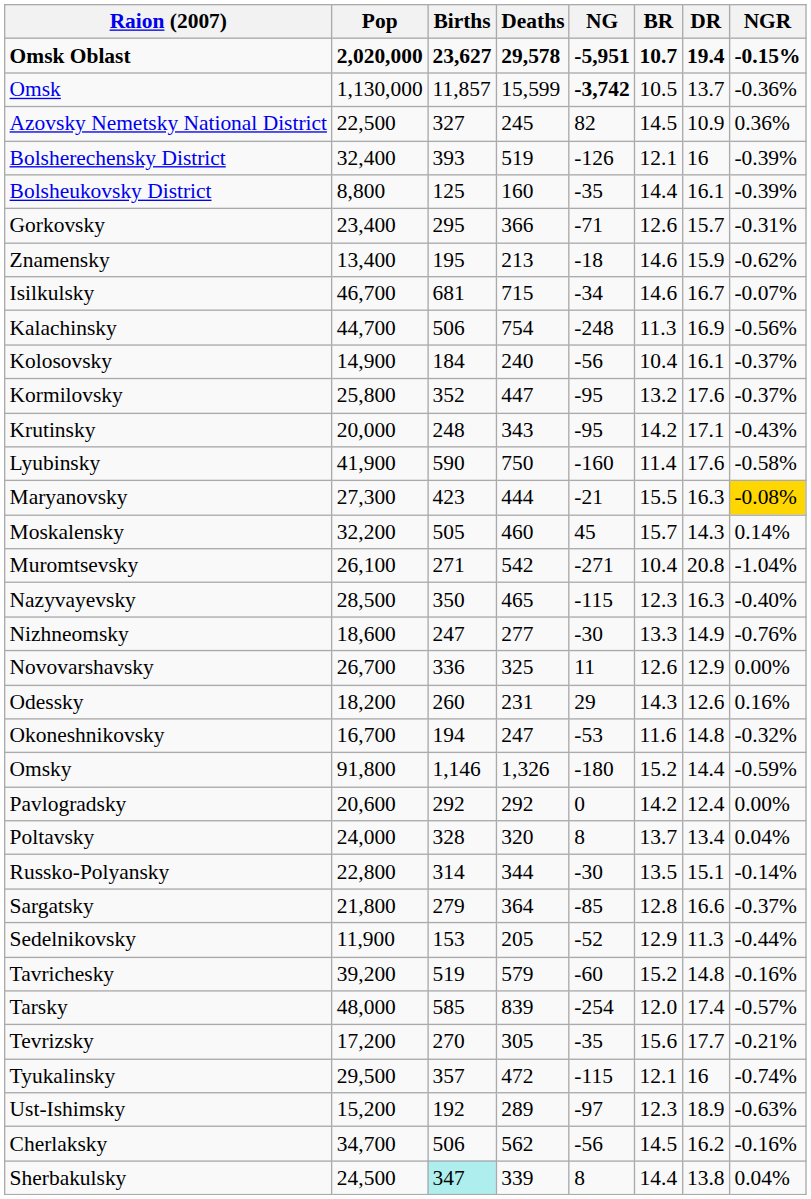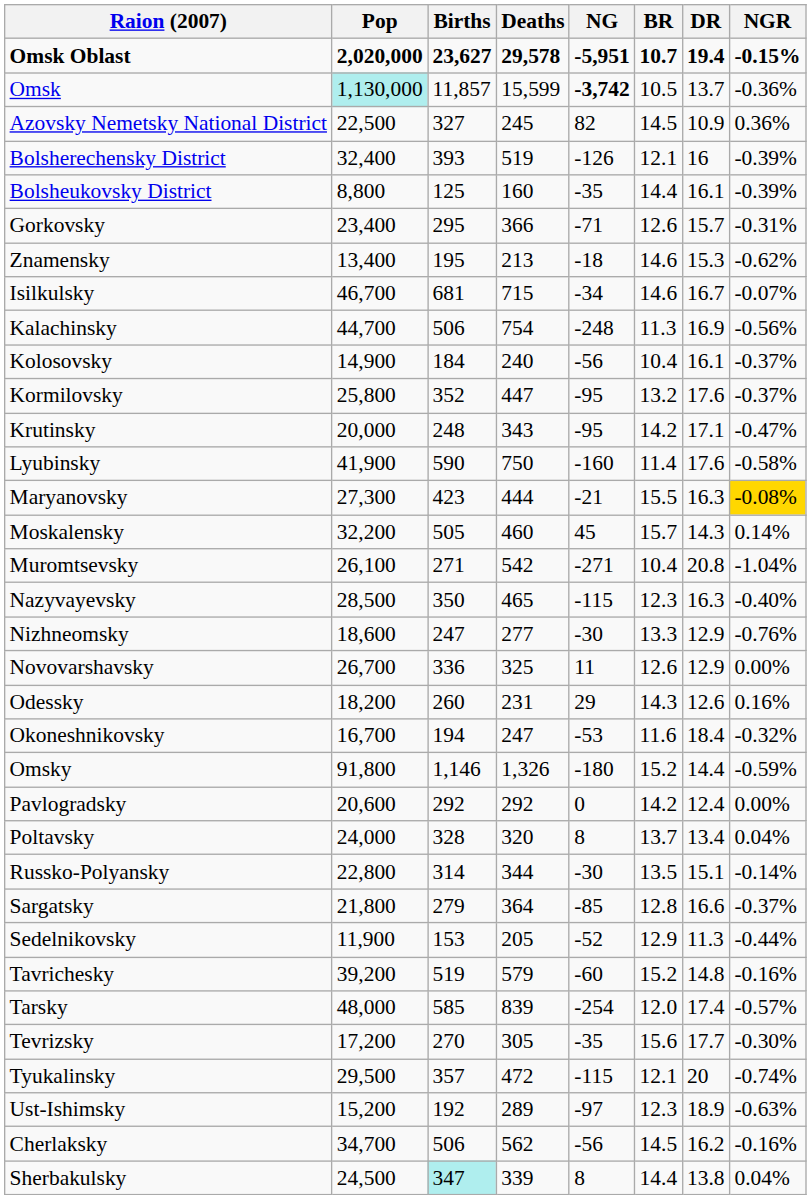(380, 89) no background -> (380, 89) paleturquoise background
(706, 259) 15.9 -> (706, 259) 15.3
(766, 429) -0.43% -> (766, 429) -0.47%
(706, 633) 14.9 -> (706, 633) 12.9
(706, 735) 14.8 -> (706, 735) 18.4
(766, 1041) -0.21% -> (766, 1041) -0.30%
(698, 1075) 16 -> (698, 1075) 20
